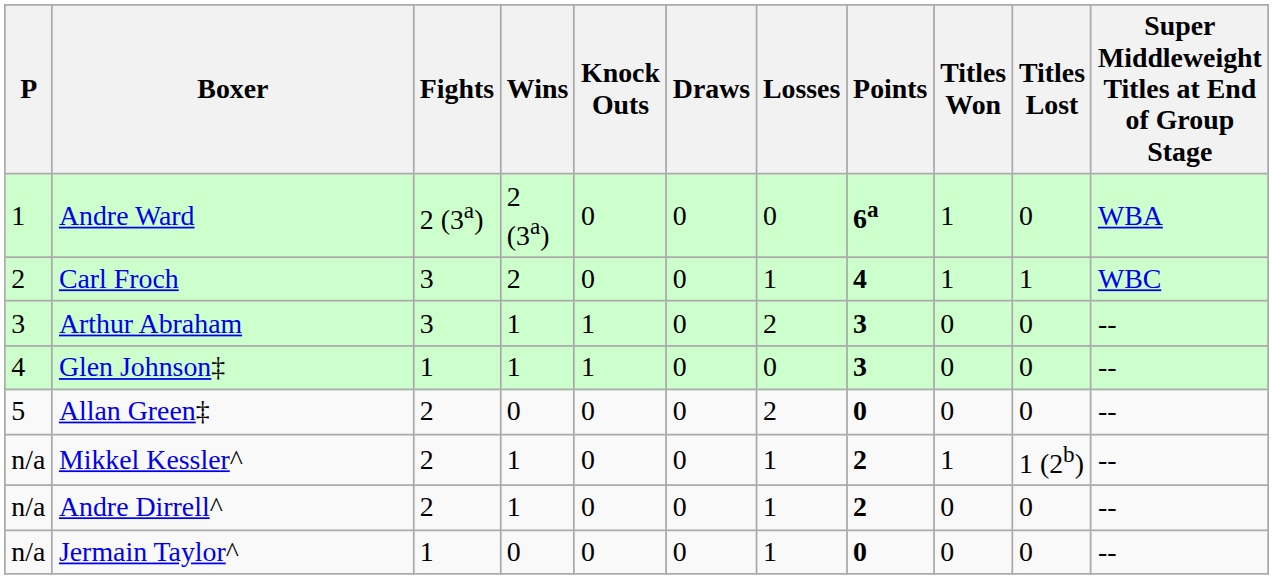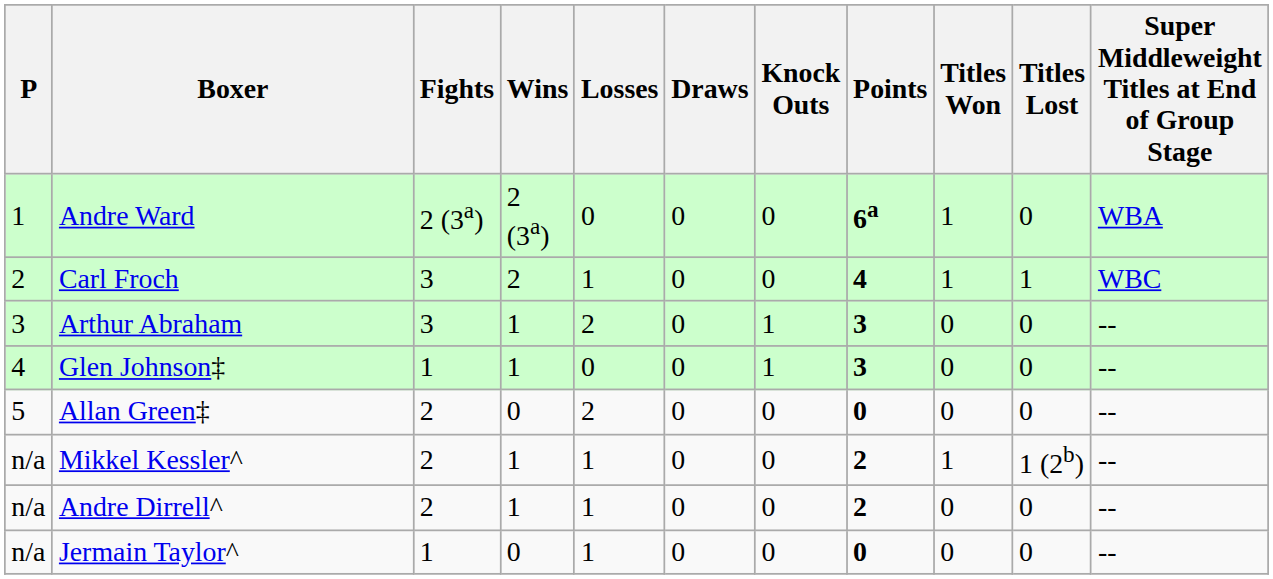columns swapped: (802, 89) <-> (621, 89)
